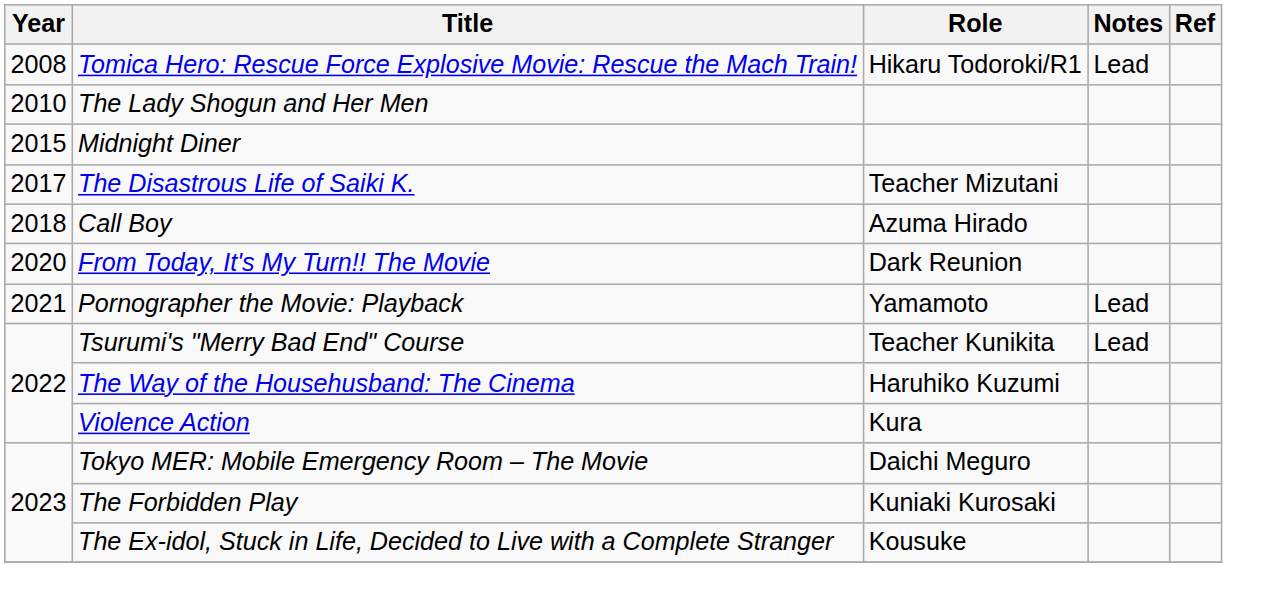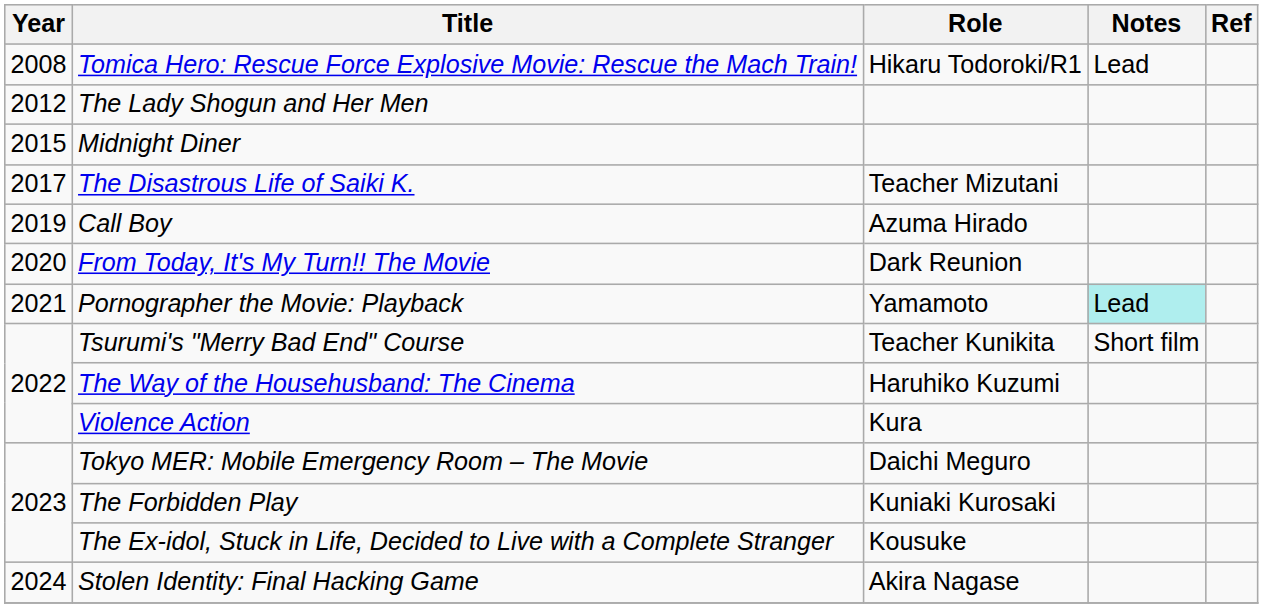(39, 104) 2010 -> (39, 104) 2012
(39, 223) 2018 -> (39, 223) 2019
(1121, 303) no background -> (1121, 303) paleturquoise background
(1121, 343) Lead -> (1146, 343) Short film
+ row: (278, 582)
